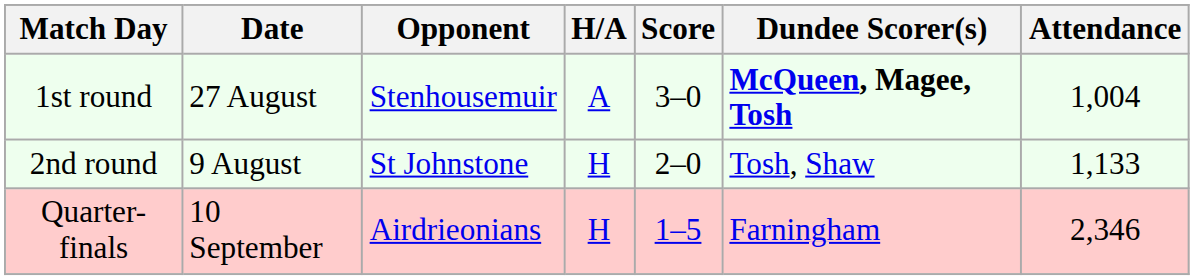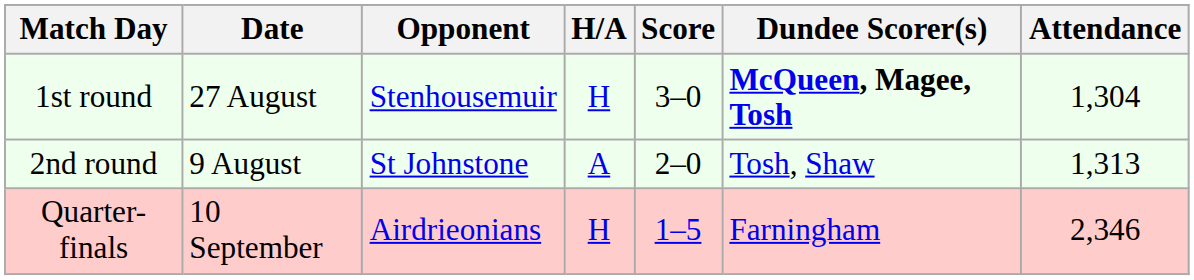(599, 96) A -> (599, 96) H
(1105, 96) 1,004 -> (1105, 96) 1,304
(599, 163) H -> (599, 163) A
(1105, 163) 1,133 -> (1105, 163) 1,313
